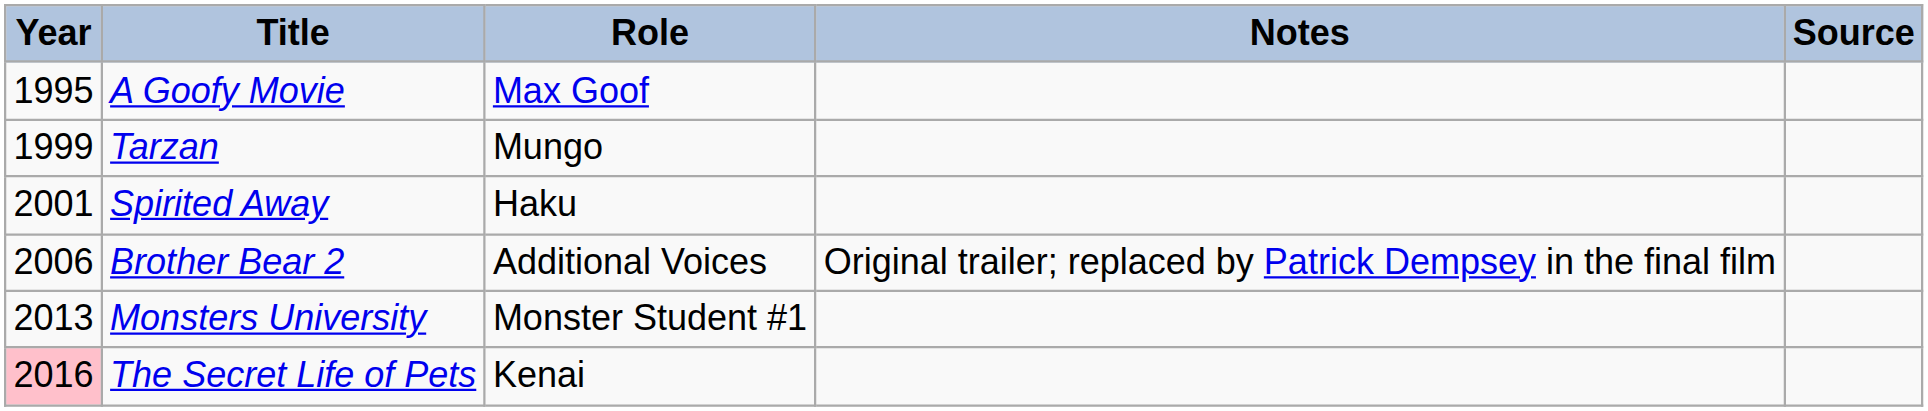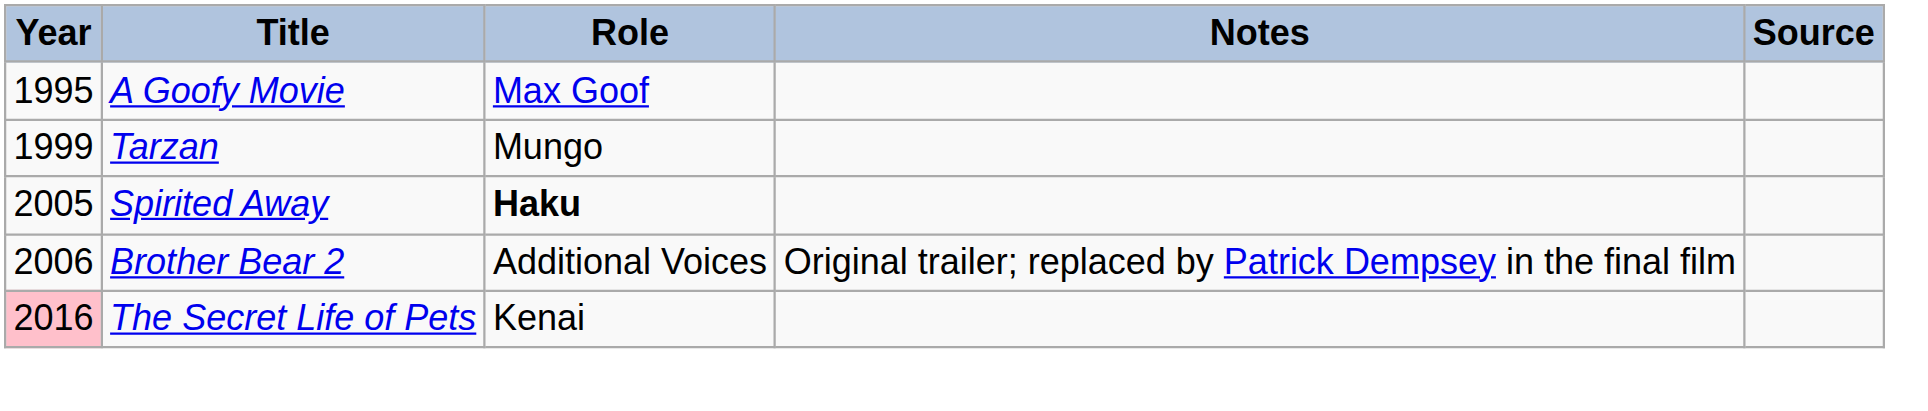(53, 204) 2001 -> (53, 204) 2005
(535, 204) normal -> (537, 204) bold
- row: (268, 318)
